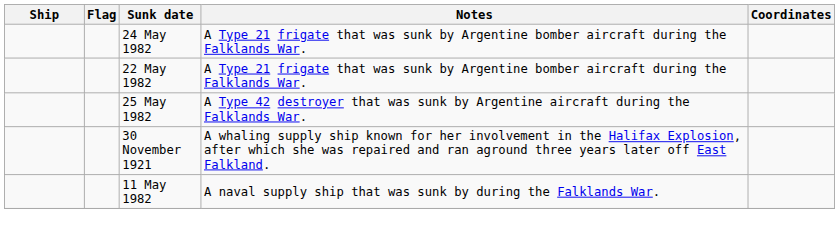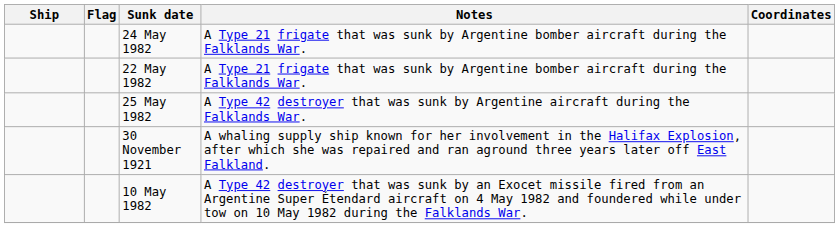- row: (144, 192)
+ row: (144, 199)
